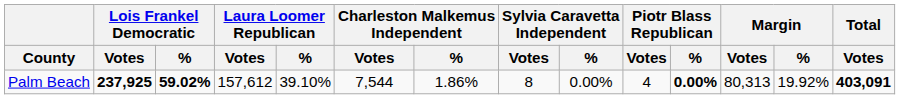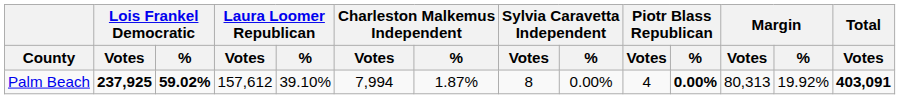(374, 81) 7,544 -> (374, 81) 7,994
(456, 81) 1.86% -> (456, 81) 1.87%
